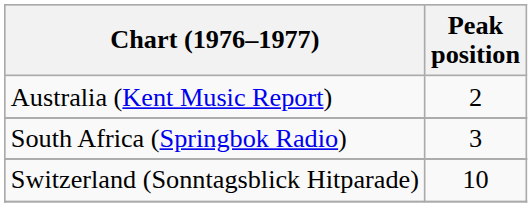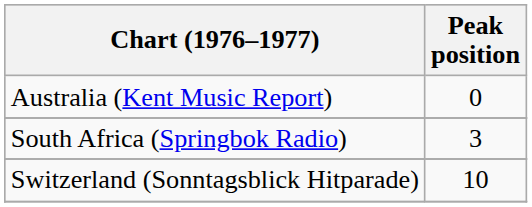(476, 96) 2 -> (476, 96) 0
